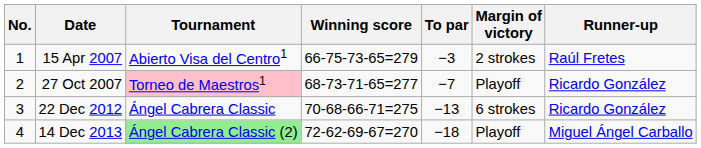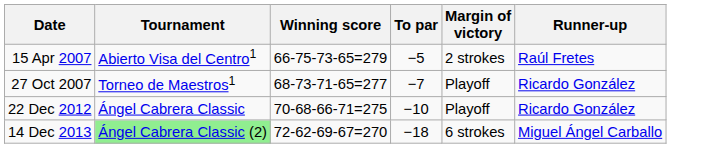- column: (20, 25)
(447, 58) −3 -> (416, 58) −5
(197, 84) pink background -> (167, 84) no background
(447, 109) −13 -> (416, 109) −10
(505, 109) 6 strokes -> (467, 109) Playoff
(498, 132) Playoff -> (475, 132) 6 strokes
